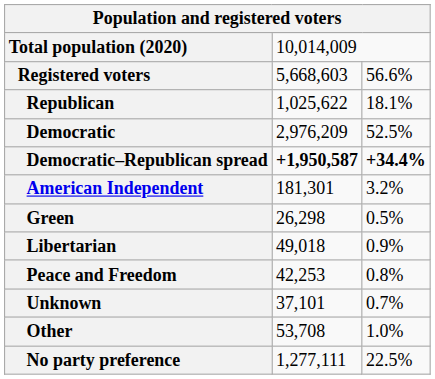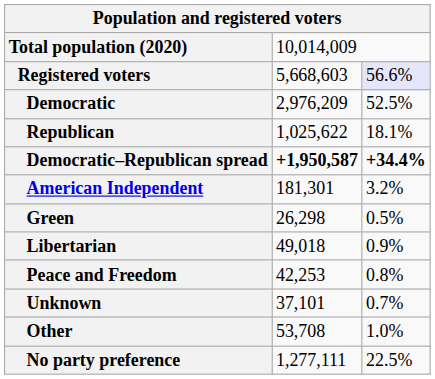(389, 75) no background -> (389, 75) lavender background
rows swapped: (62, 132) <-> (61, 103)
